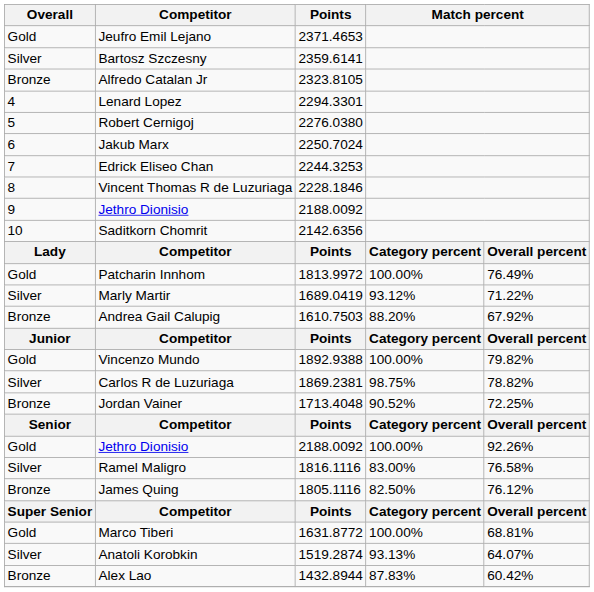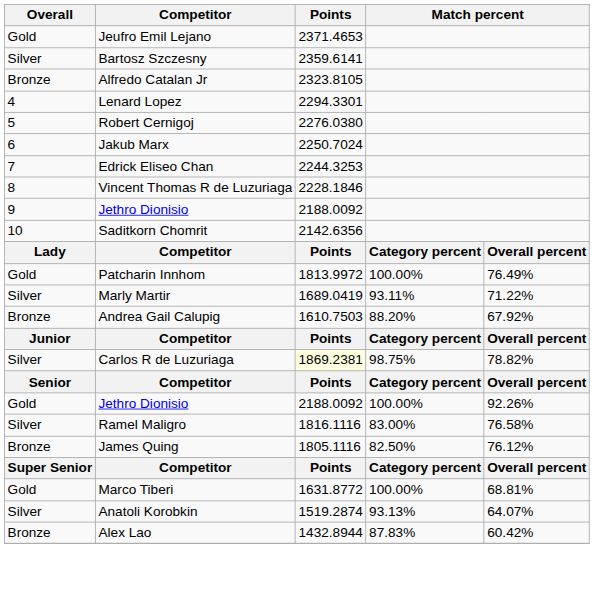(392, 295) 93.12% -> (392, 295) 93.11%
- row: (22, 360)
(331, 381) no background -> (331, 360) lightyellow background
- row: (29, 403)
